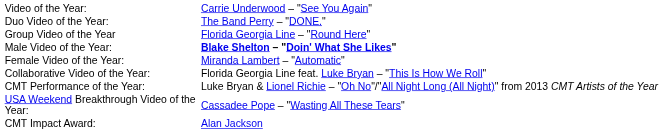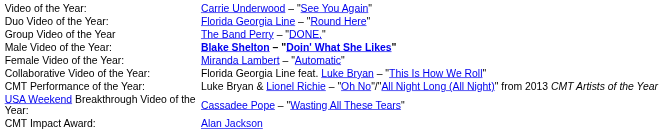(263, 21) The Band Perry – "DONE." -> (286, 21) Florida Georgia Line – "Round Here"
(286, 34) Florida Georgia Line – "Round Here" -> (263, 34) The Band Perry – "DONE."
